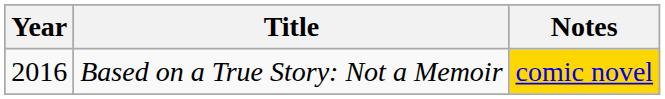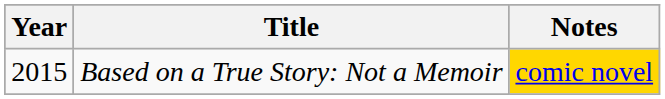(39, 71) 2016 -> (39, 71) 2015
